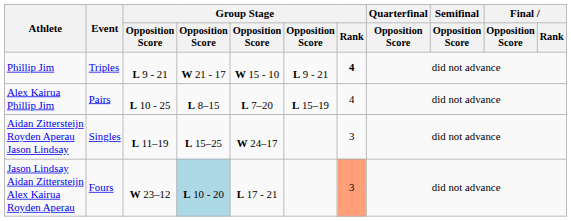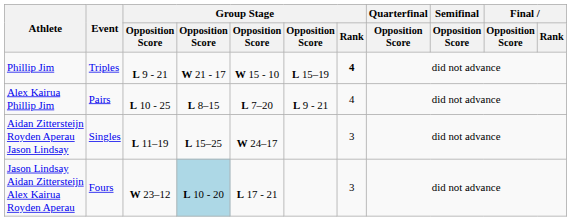(311, 74) L 9 - 21 -> (311, 74) L 15–19
(311, 105) L 15–19 -> (311, 105) L 9 - 21
(352, 187) lightsalmon background -> (352, 187) no background
